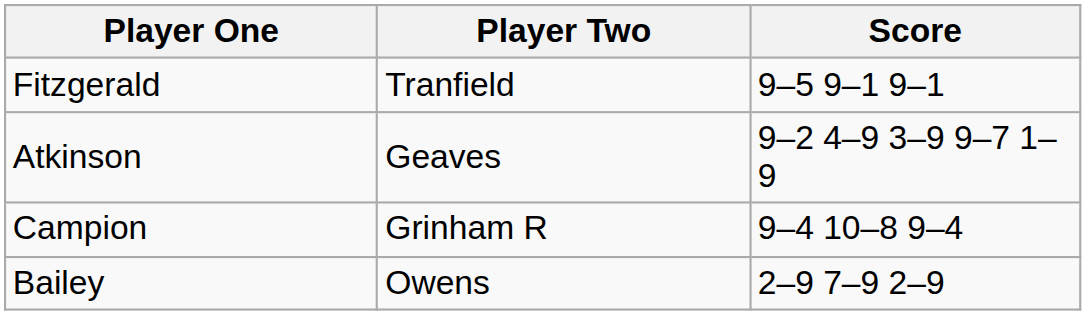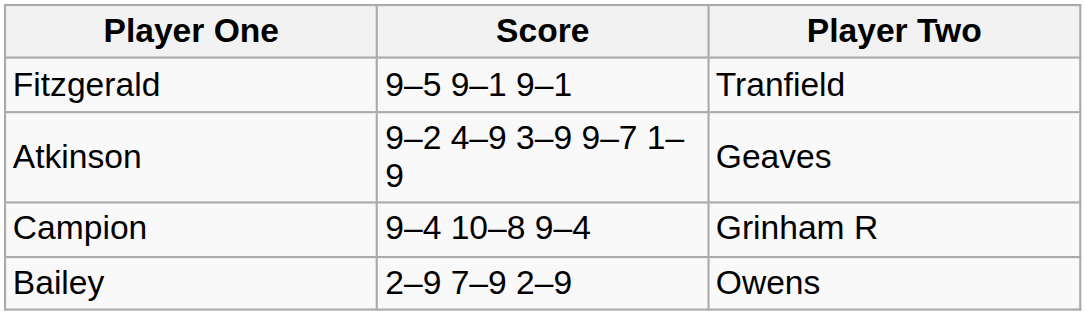columns swapped: (564, 31) <-> (915, 31)
